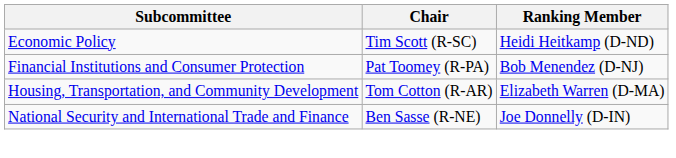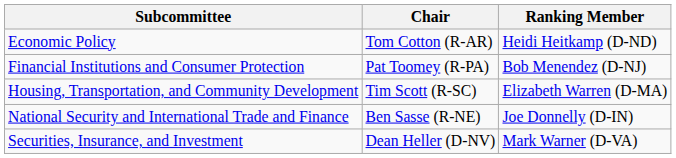(421, 41) Tim Scott (R-SC) -> (429, 41) Tom Cotton (R-AR)
(429, 91) Tom Cotton (R-AR) -> (421, 91) Tim Scott (R-SC)
+ row: (125, 141)
